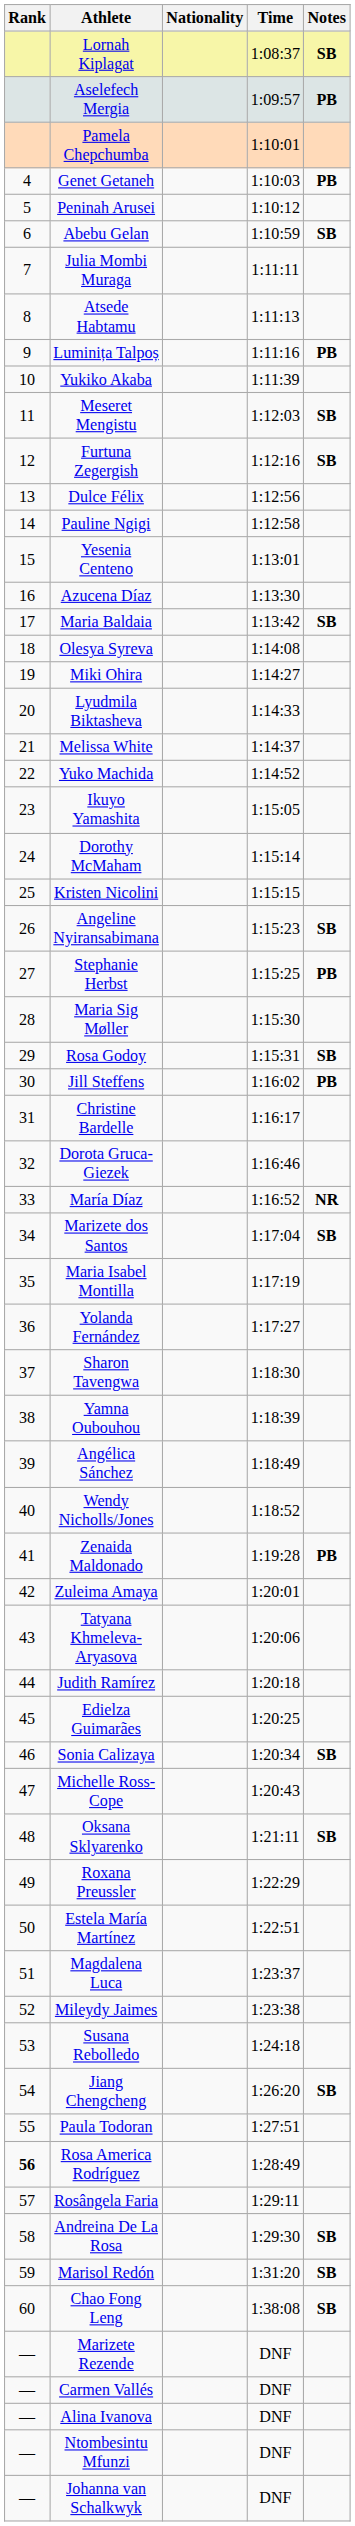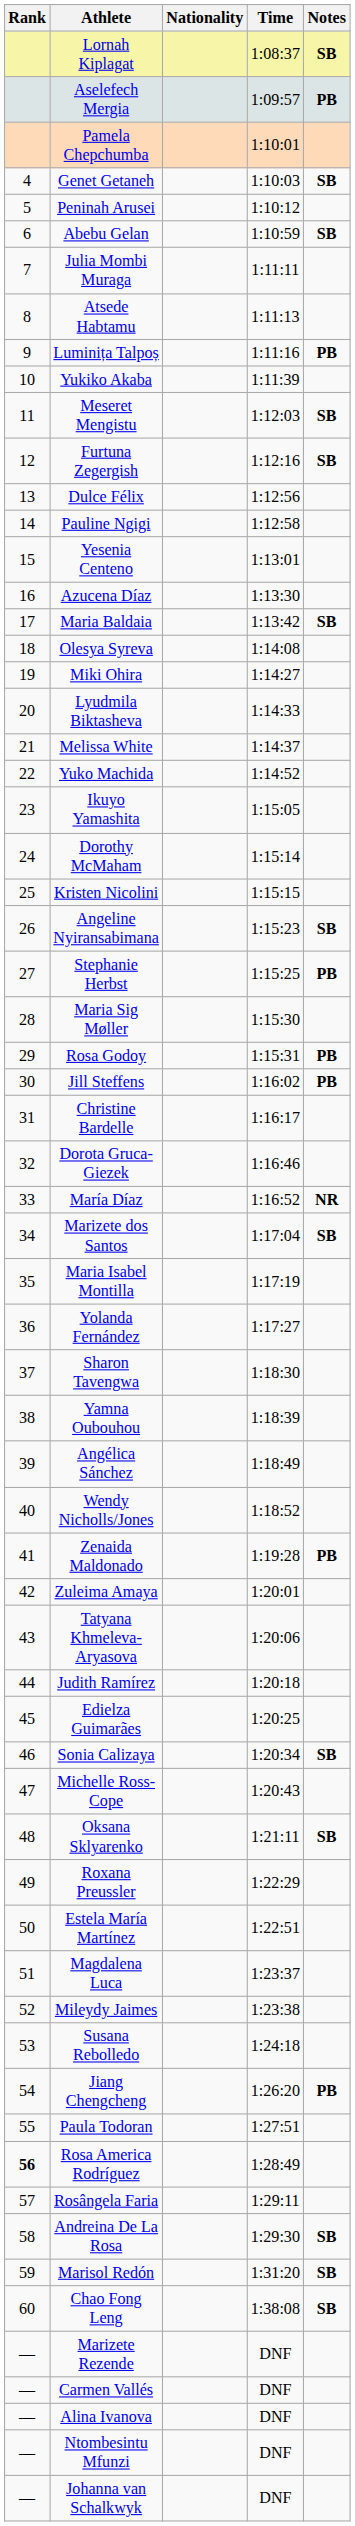(327, 181) PB -> (327, 181) SB
(327, 1055) SB -> (327, 1055) PB
(327, 2091) SB -> (327, 2091) PB
